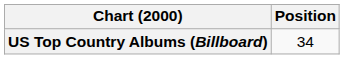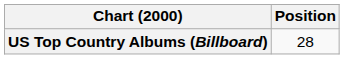(305, 41) 34 -> (305, 41) 28
